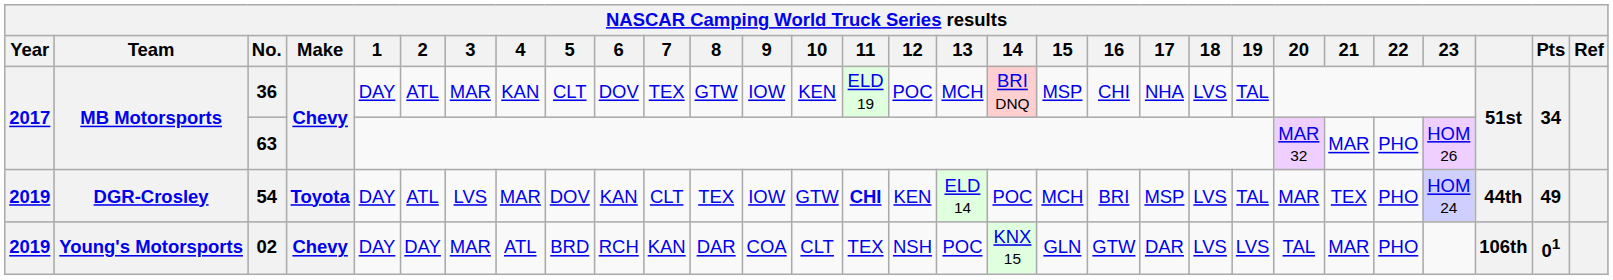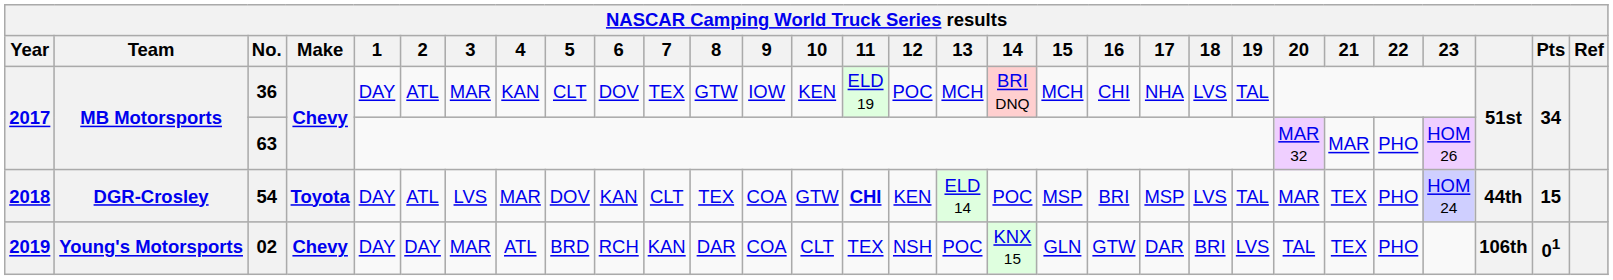(1062, 92) MSP -> (1062, 92) MCH
(30, 196) 2019 -> (30, 196) 2018
(767, 196) IOW -> (767, 196) COA
(1062, 196) MCH -> (1062, 196) MSP
(1551, 196) 49 -> (1551, 196) 15
(1210, 248) LVS -> (1210, 248) BRI
(1349, 248) MAR -> (1349, 248) TEX
